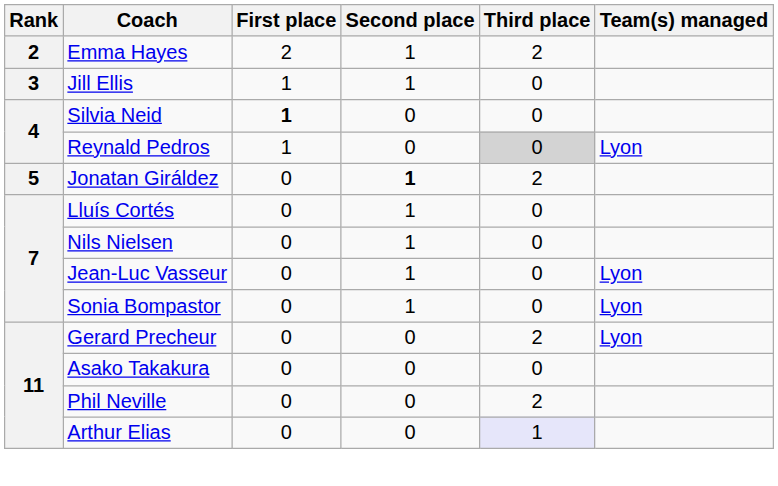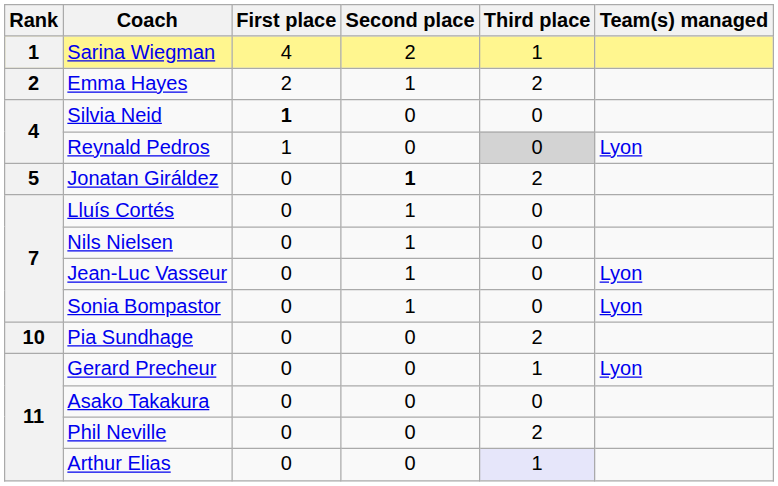+ row: (141, 52)
- row: (100, 83)
+ row: (130, 337)
(537, 337) 2 -> (537, 369) 1
